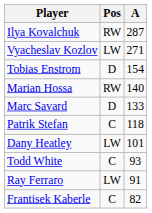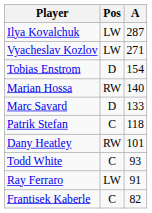(112, 32) RW -> (112, 32) LW
(112, 143) LW -> (112, 143) RW
